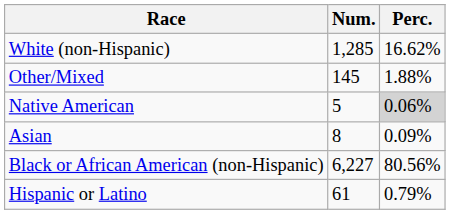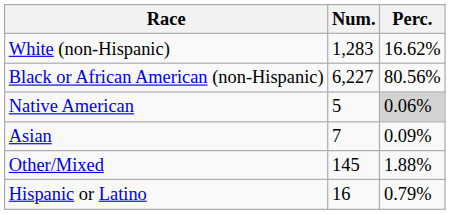(353, 48) 1,285 -> (353, 48) 1,283
rows swapped: (166, 164) <-> (56, 77)
(337, 135) 8 -> (337, 135) 7
(341, 194) 61 -> (341, 194) 16
